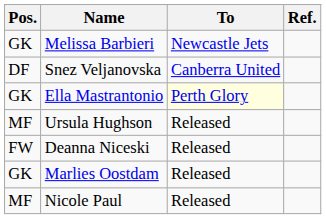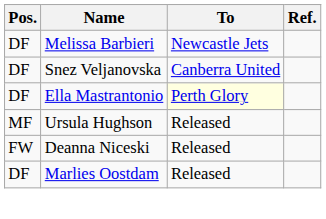(20, 43) GK -> (19, 43) DF
(20, 95) GK -> (19, 95) DF
(20, 174) GK -> (19, 174) DF
- row: (83, 200)
